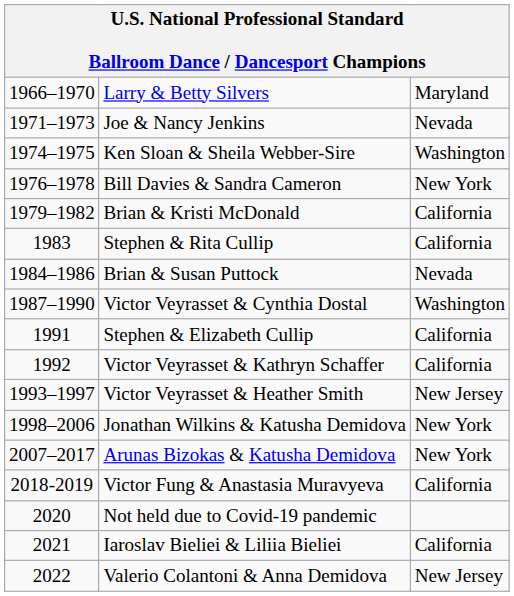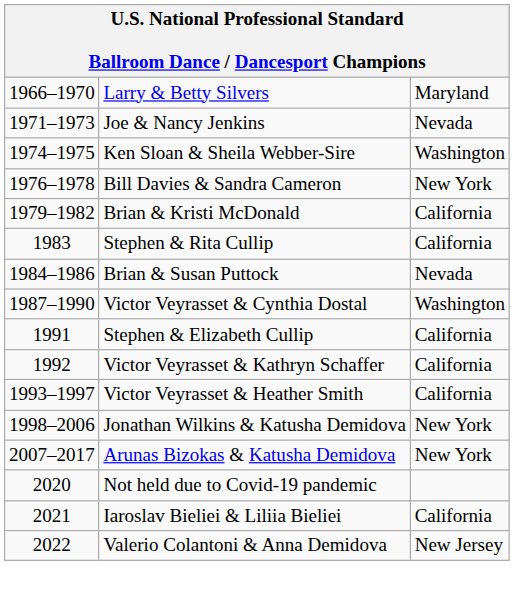(459, 394) New Jersey -> (453, 394) California
- row: (244, 485)
